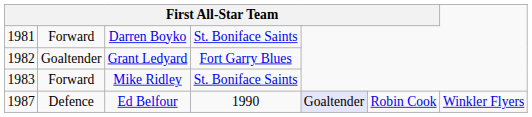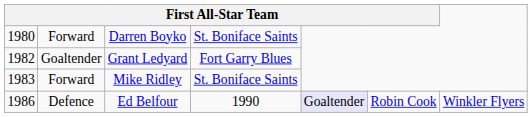(21, 36) 1981 -> (21, 36) 1980
(21, 101) 1987 -> (21, 101) 1986
